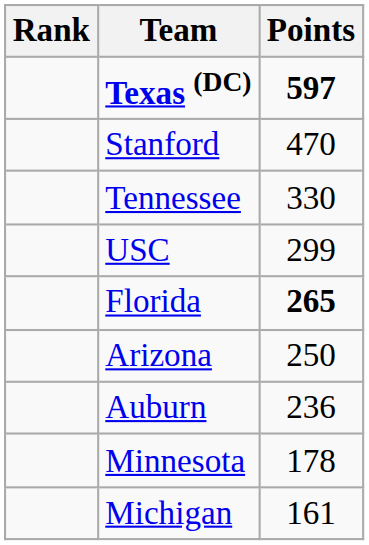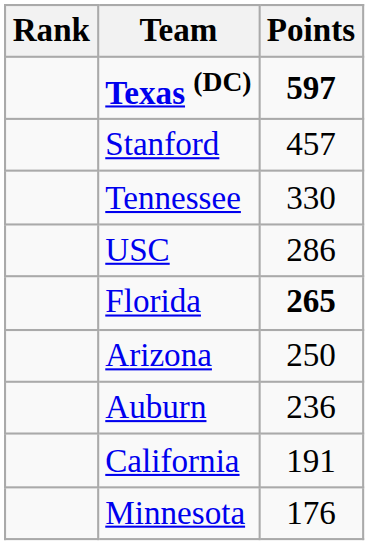(311, 144) 470 -> (311, 144) 457
(311, 249) 299 -> (311, 249) 286
+ row: (172, 459)
(311, 459) 178 -> (311, 512) 176
- row: (169, 512)
